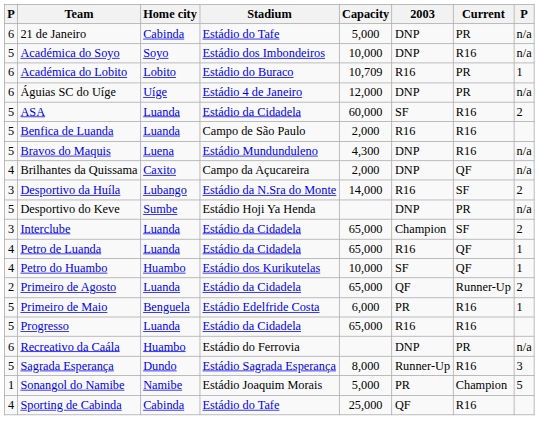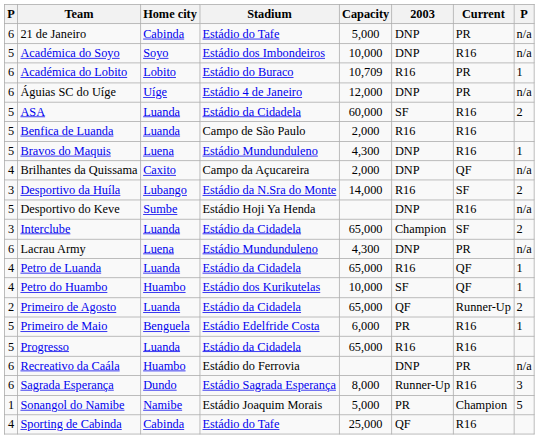(524, 151) n/a -> (520, 151) 1
(463, 209) PR -> (466, 209) R16
+ row: (53, 248)
(11, 365) 5 -> (11, 385) 6
